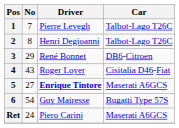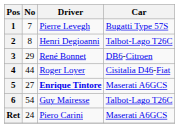(139, 26) Talbot-Lago T26C -> (137, 26) Bugatti Type 57S
(30, 70) 43 -> (30, 70) 44
(137, 100) Bugatti Type 57S -> (139, 100) Talbot-Lago T26C
